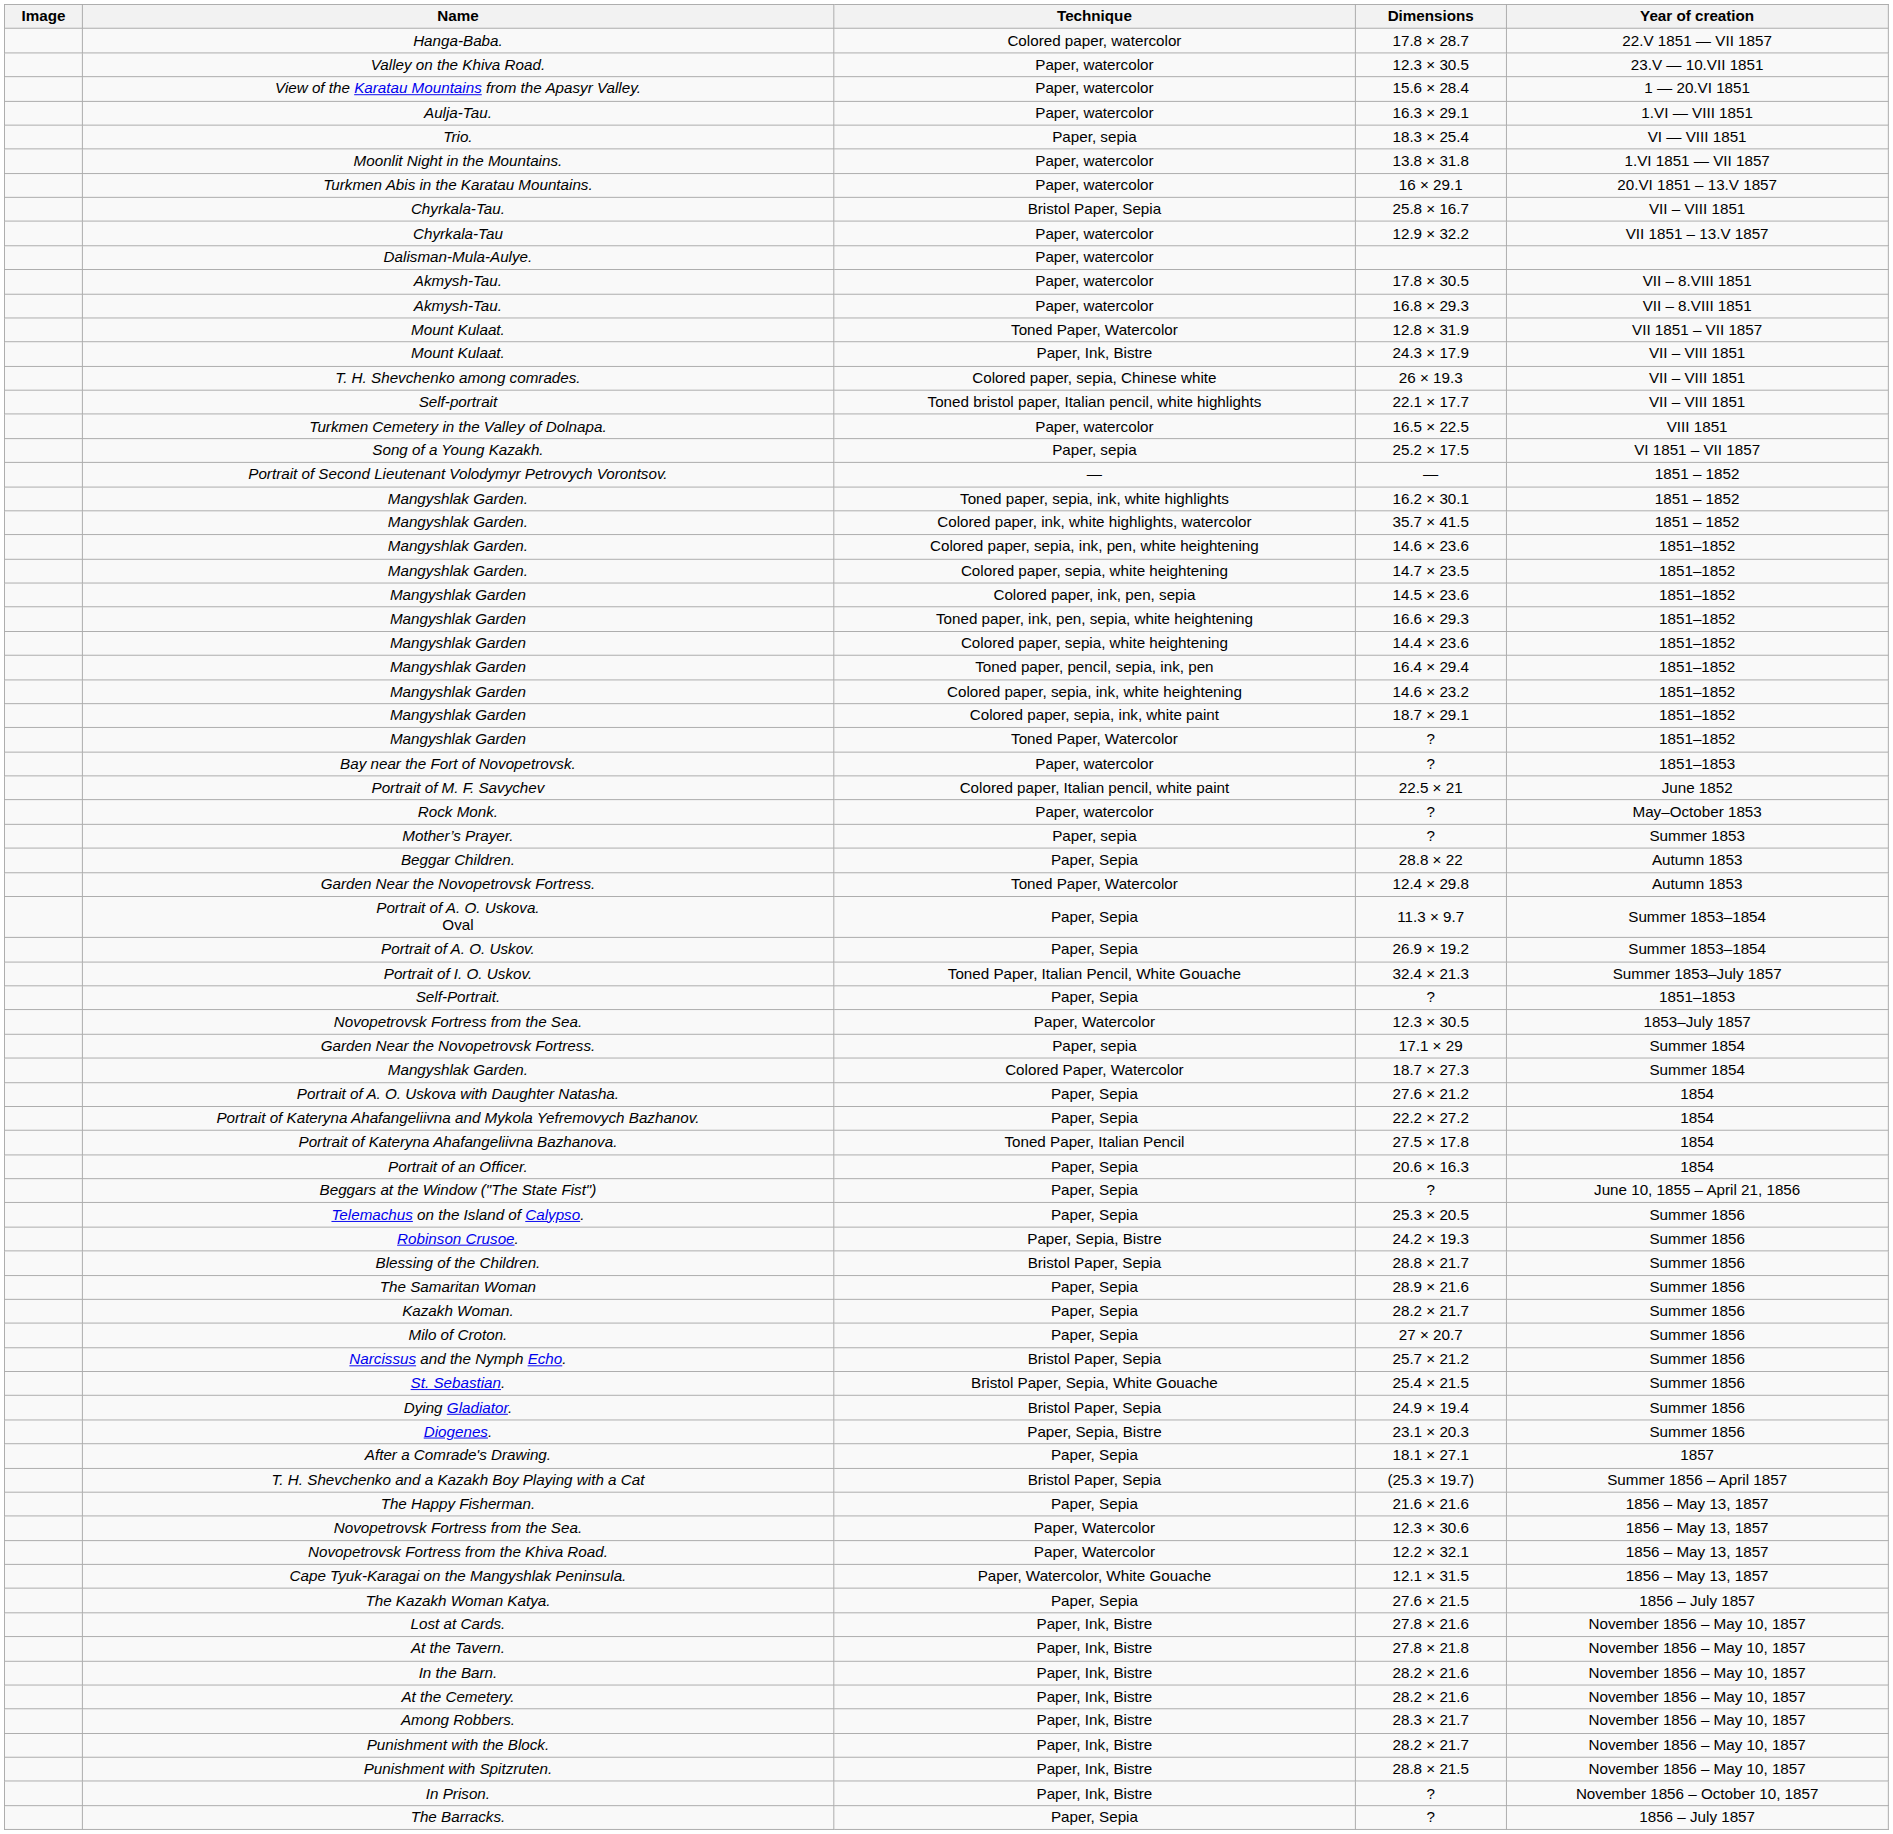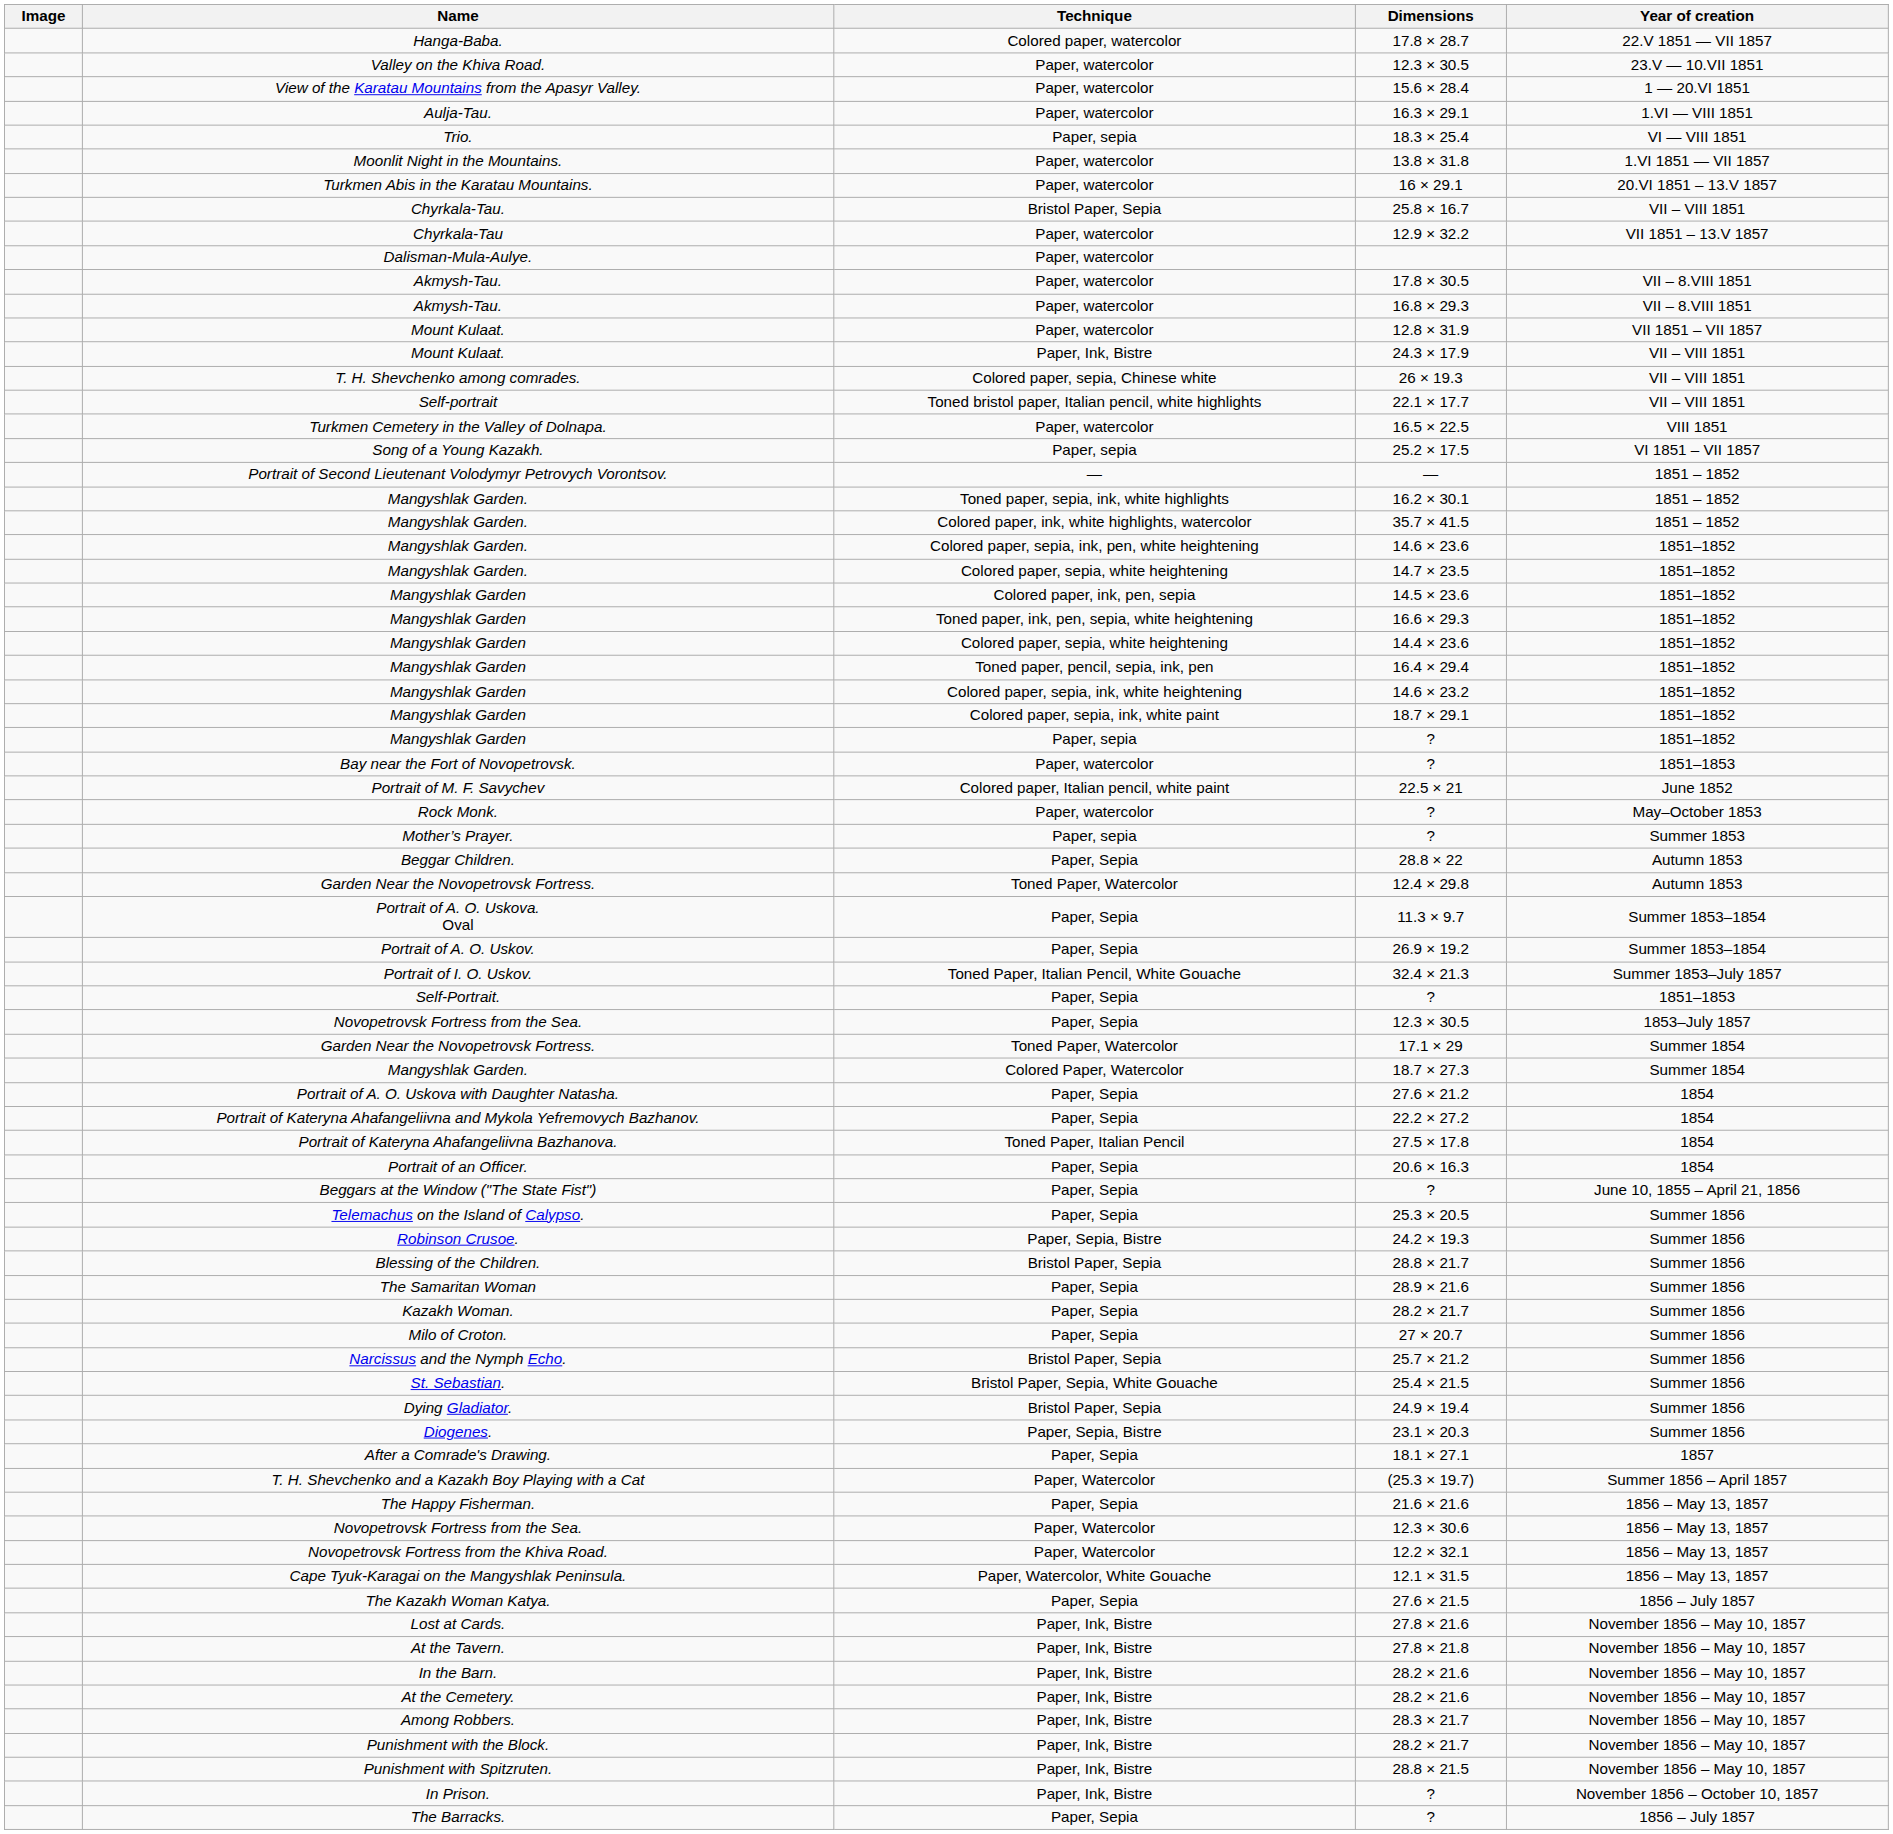(1094, 329) Toned Paper, Watercolor -> (1094, 329) Paper, watercolor
(1094, 739) Toned Paper, Watercolor -> (1094, 739) Paper, sepia
(1094, 1022) Paper, Watercolor -> (1094, 1022) Paper, Sepia
(1094, 1046) Paper, sepia -> (1094, 1046) Toned Paper, Watercolor
(1094, 1480) Bristol Paper, Sepia -> (1094, 1480) Paper, Watercolor
